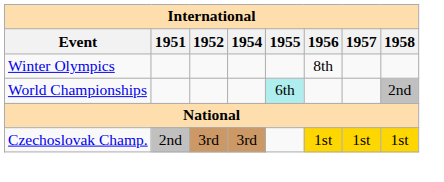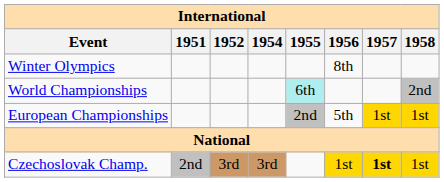+ row: (88, 115)
(361, 139) normal -> (382, 164) bold
